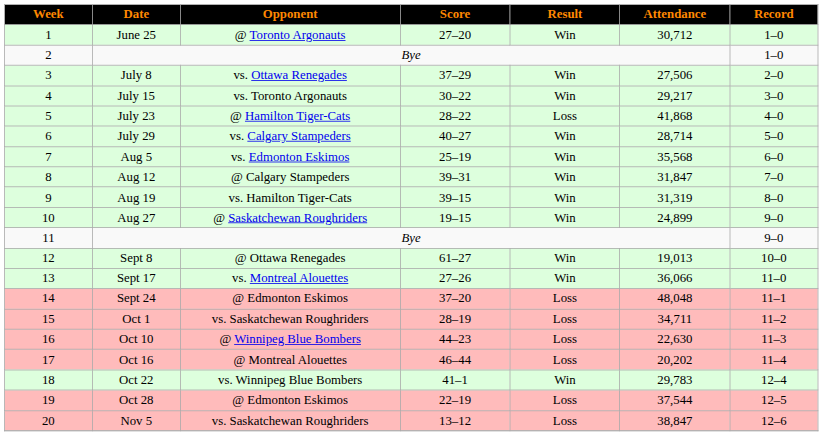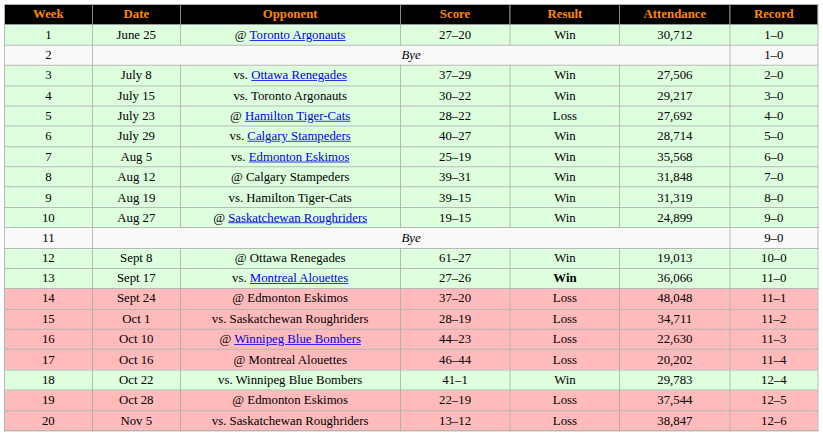(675, 116) 41,868 -> (675, 116) 27,692
(675, 177) 31,847 -> (675, 177) 31,848
(565, 278) normal -> (565, 278) bold
